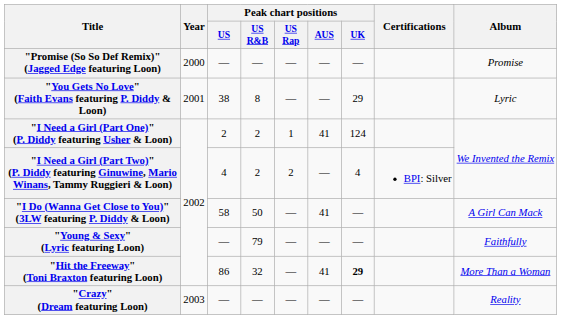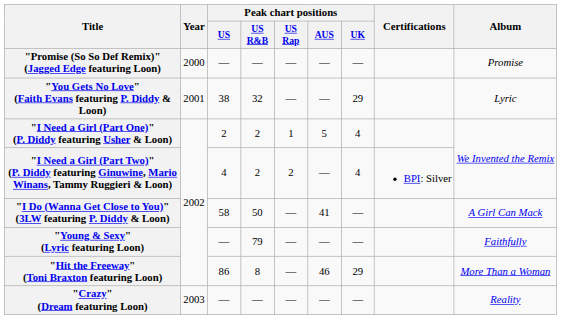(257, 98) 8 -> (257, 98) 32
(324, 133) 41 -> (324, 133) 5
(358, 133) 124 -> (358, 133) 4
(257, 271) 32 -> (257, 271) 8
(324, 271) 41 -> (324, 271) 46
(358, 271) bold -> (358, 271) normal
